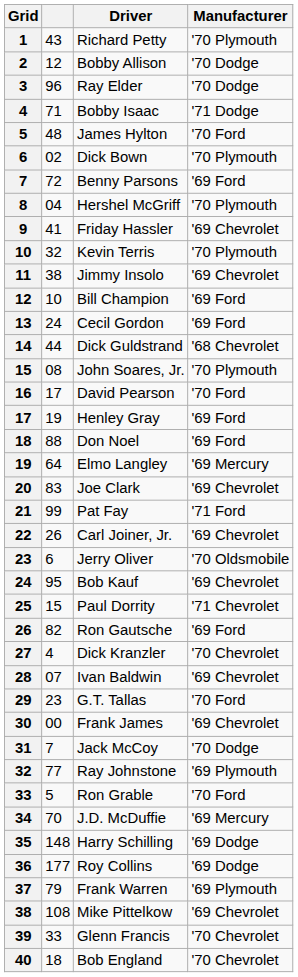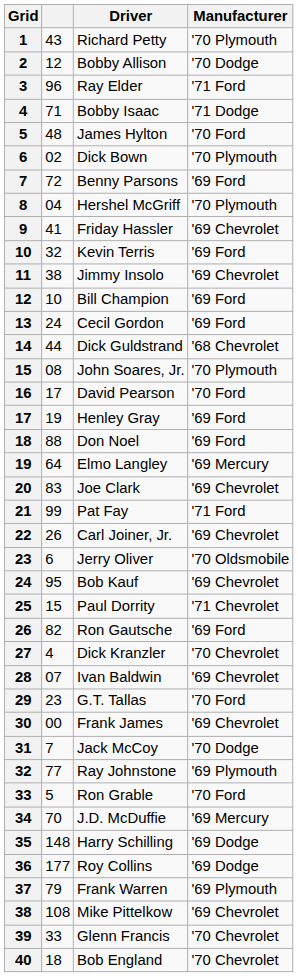(225, 87) '70 Dodge -> (218, 87) '71 Ford
(234, 252) '70 Plymouth -> (218, 252) '69 Ford
